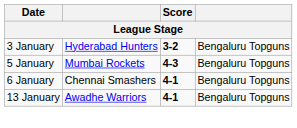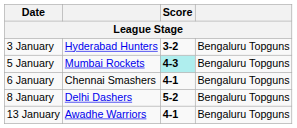(170, 64) no background -> (170, 64) paleturquoise background
+ row: (30, 98)
